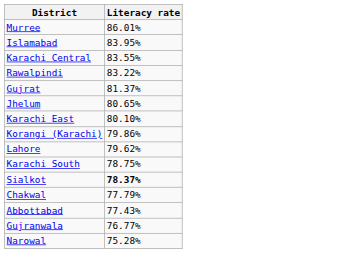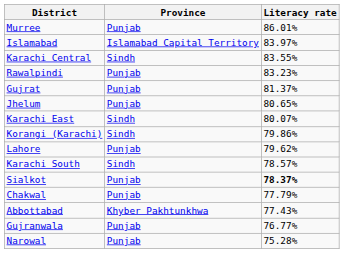+ column: (183, 12)
(124, 42) 83.95% -> (280, 42) 83.97%
(124, 73) 83.22% -> (280, 73) 83.23%
(124, 119) 80.10% -> (280, 119) 80.07%
(124, 165) 78.75% -> (280, 165) 78.57%
